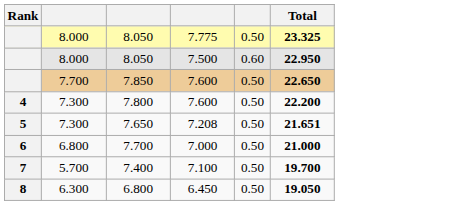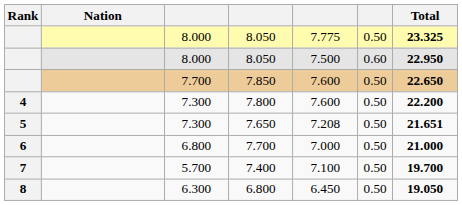+ column: (103, 14)
